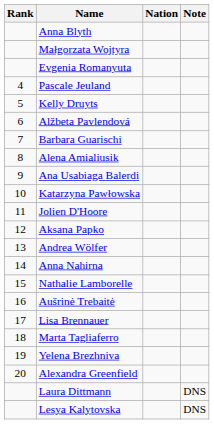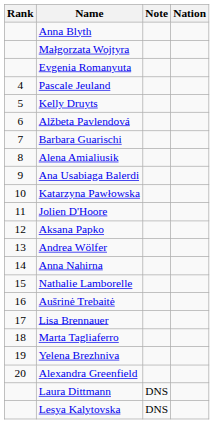columns swapped: (162, 13) <-> (195, 13)
